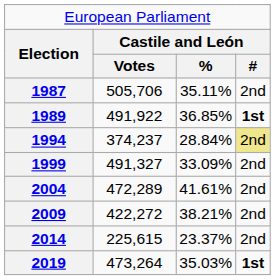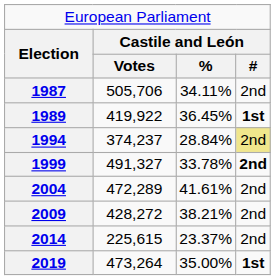(206, 91) 35.11% -> (206, 91) 34.11%
(134, 115) 491,922 -> (134, 115) 419,922
(206, 115) 36.85% -> (206, 115) 36.45%
(206, 165) 33.09% -> (206, 165) 33.78%
(253, 165) normal -> (253, 165) bold
(134, 214) 422,272 -> (134, 214) 428,272
(206, 263) 35.03% -> (206, 263) 35.00%
